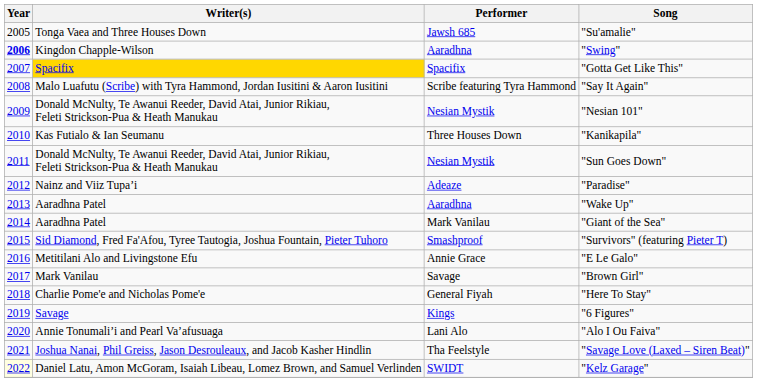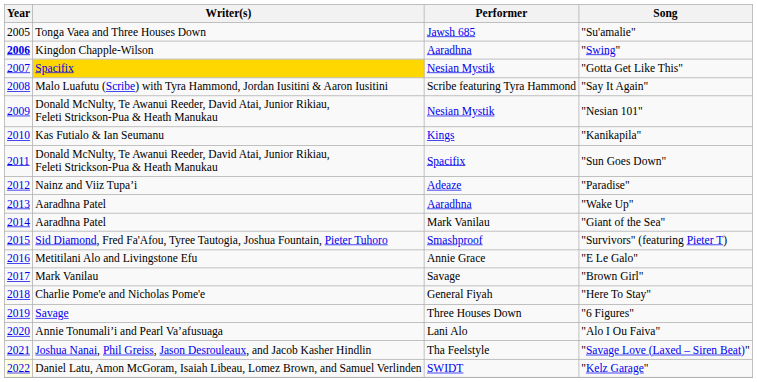(446, 68) Spacifix -> (461, 68) Nesian Mystik
(474, 136) Three Houses Down -> (441, 136) Kings
(461, 160) Nesian Mystik -> (446, 160) Spacifix
(441, 313) Kings -> (474, 313) Three Houses Down
